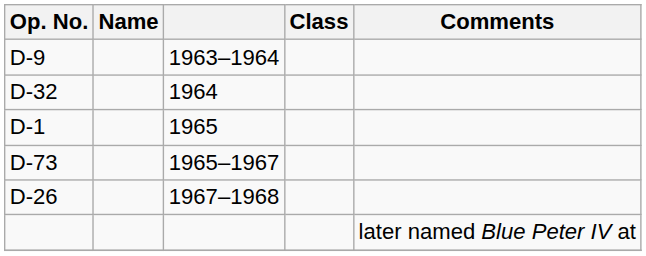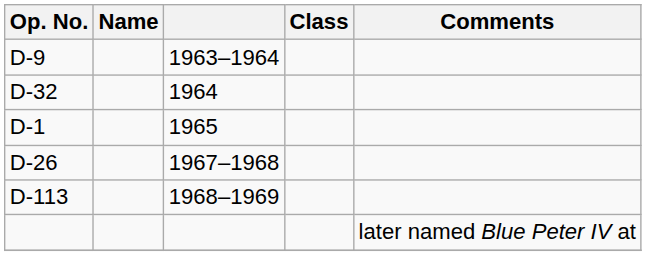- row: (34, 162)
+ row: (39, 197)
